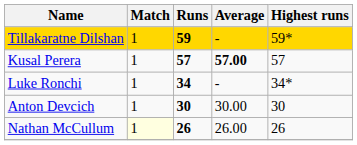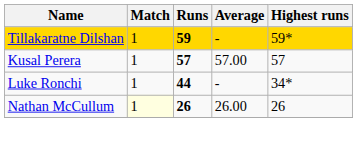(231, 60) bold -> (231, 60) normal
(184, 83) 34 -> (184, 83) 44
- row: (51, 106)
